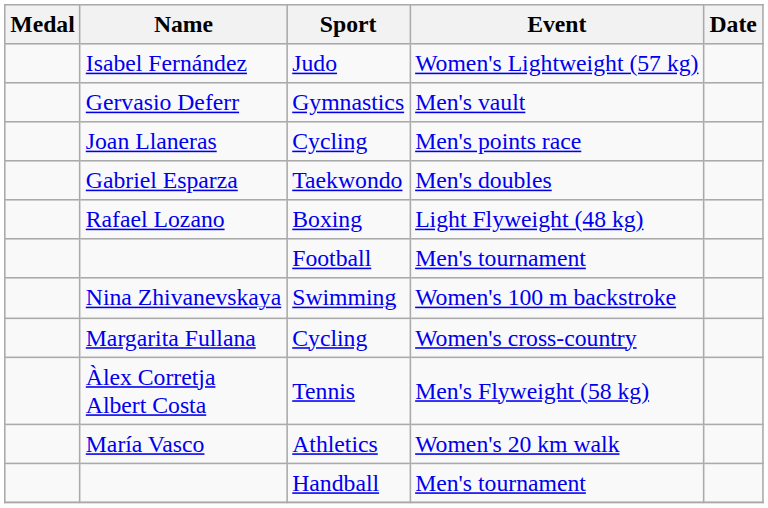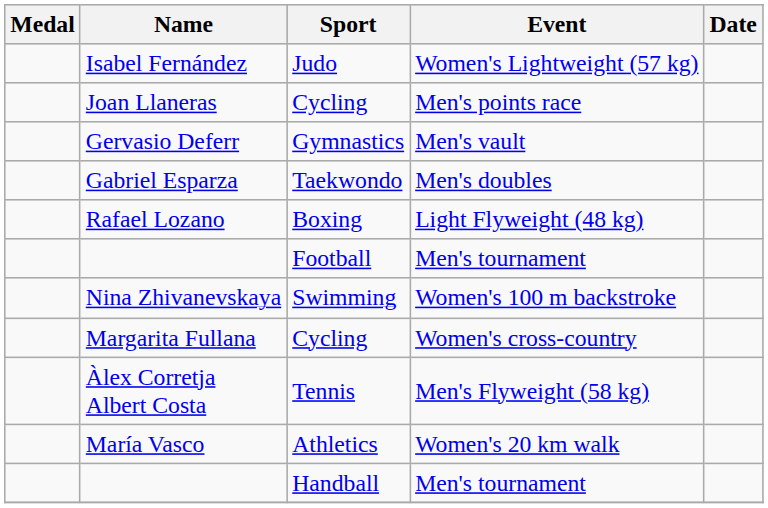rows swapped: (151, 141) <-> (162, 102)
